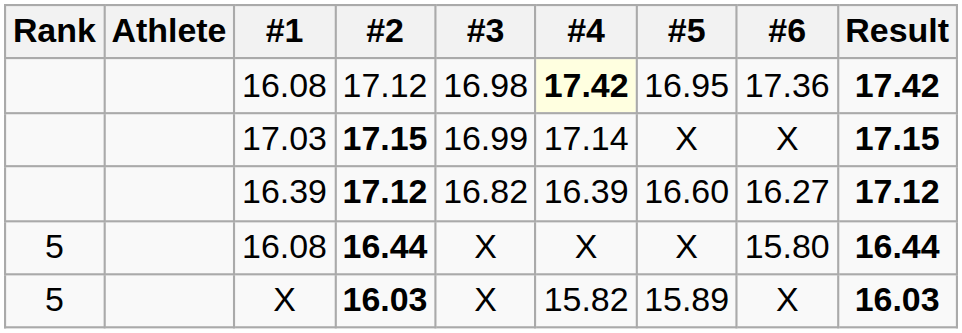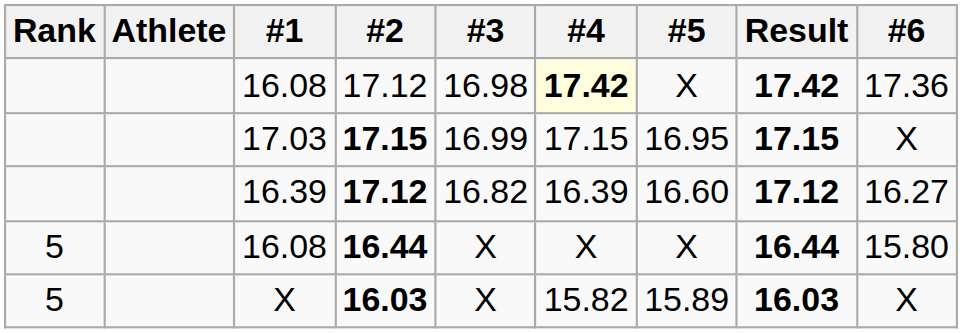columns swapped: (787, 31) <-> (897, 31)
(687, 85) 16.95 -> (687, 85) X
(586, 138) 17.14 -> (586, 138) 17.15
(687, 138) X -> (687, 138) 16.95
